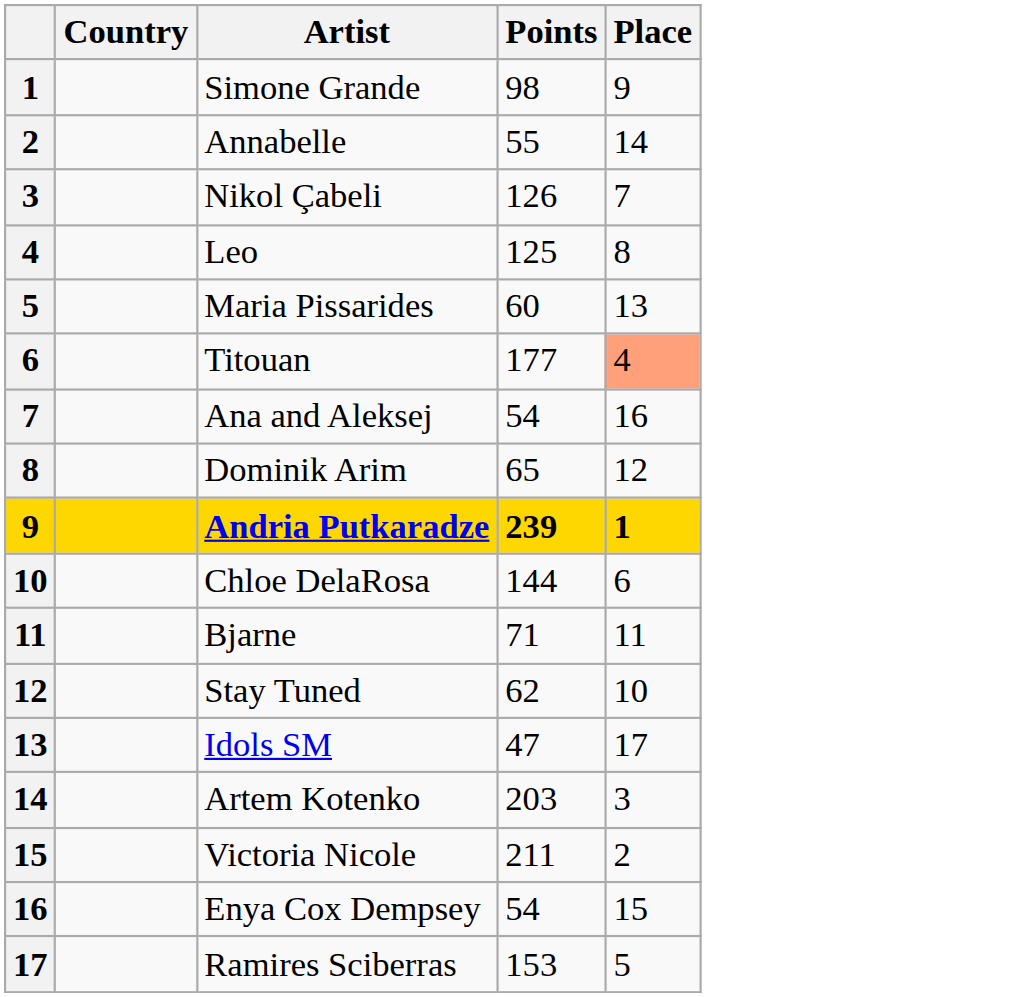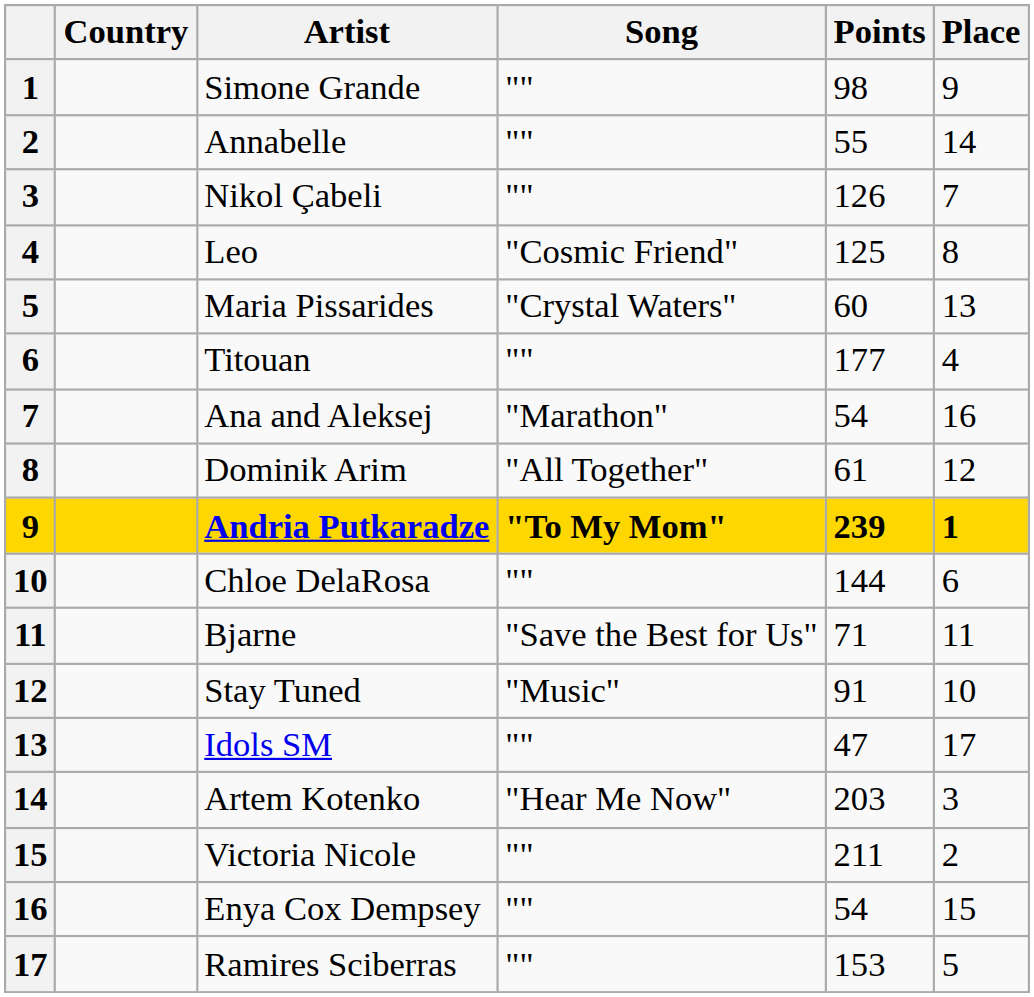+ column: (661, 31)
(622, 360) lightsalmon background -> (950, 360) no background
(523, 470) 65 -> (851, 470) 61
(523, 689) 62 -> (851, 689) 91
